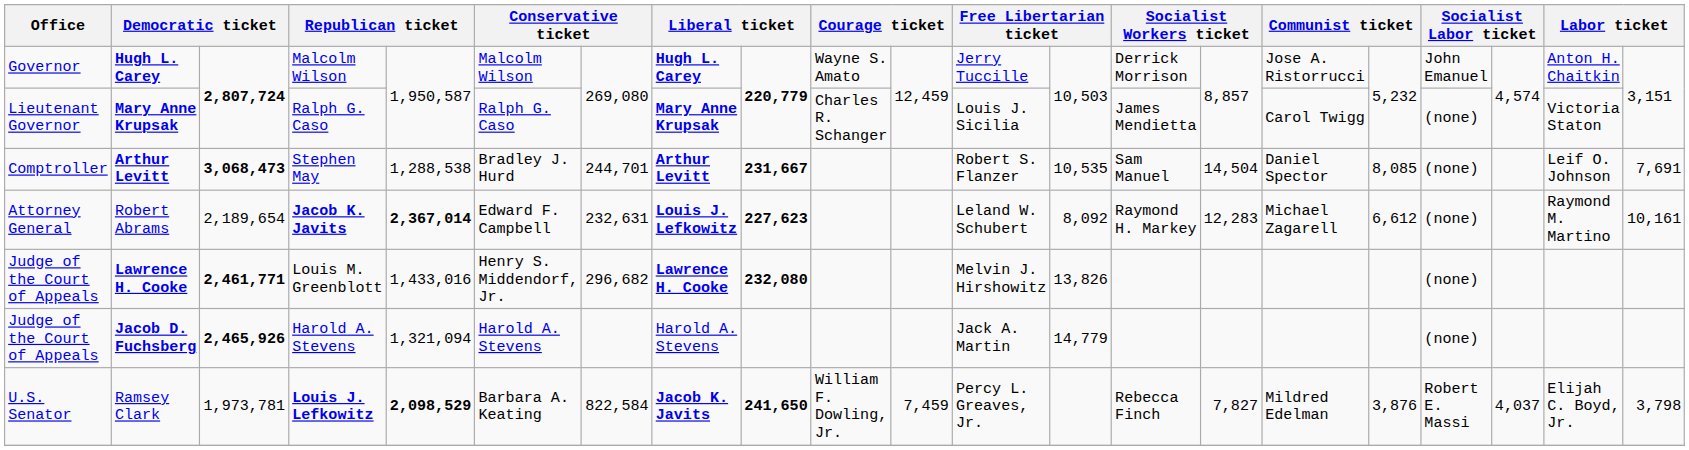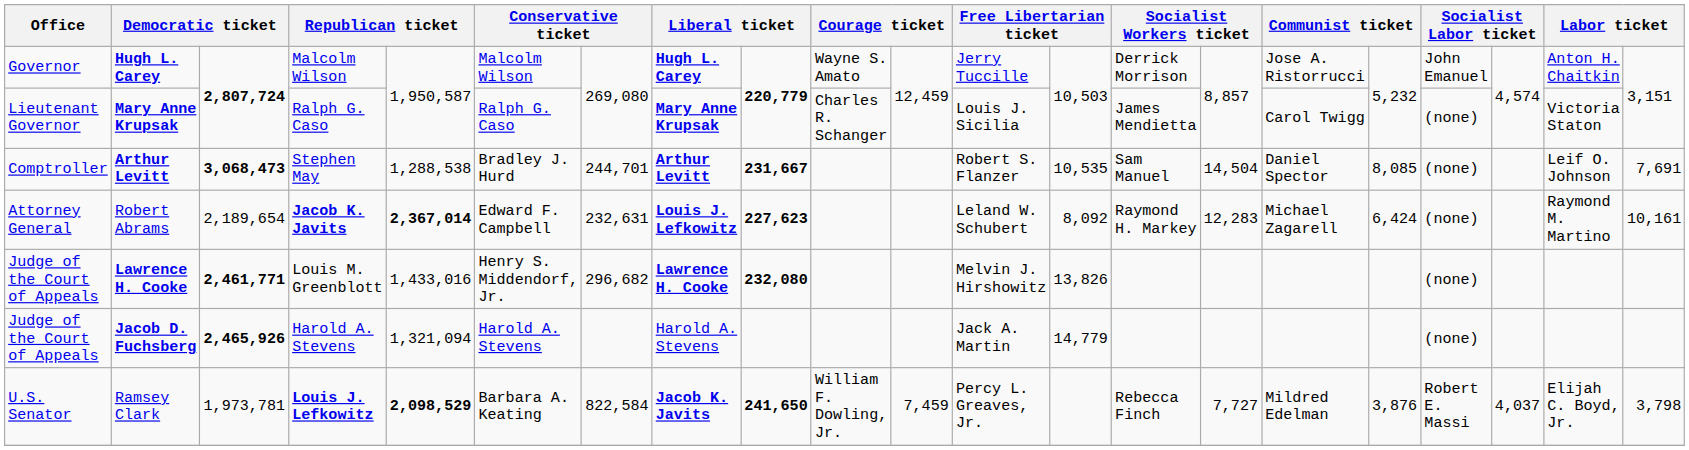(1395, 220) 6,612 -> (1395, 220) 6,424
(1235, 406) 7,827 -> (1235, 406) 7,727
